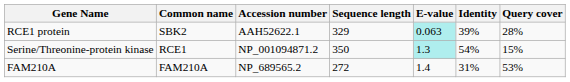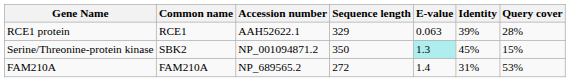(173, 31) SBK2 -> (173, 31) RCE1
(429, 31) paleturquoise background -> (429, 31) no background
(173, 49) RCE1 -> (173, 49) SBK2
(469, 49) 54% -> (469, 49) 45%
